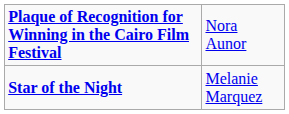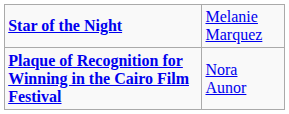rows swapped: (99, 35) <-> (65, 87)
